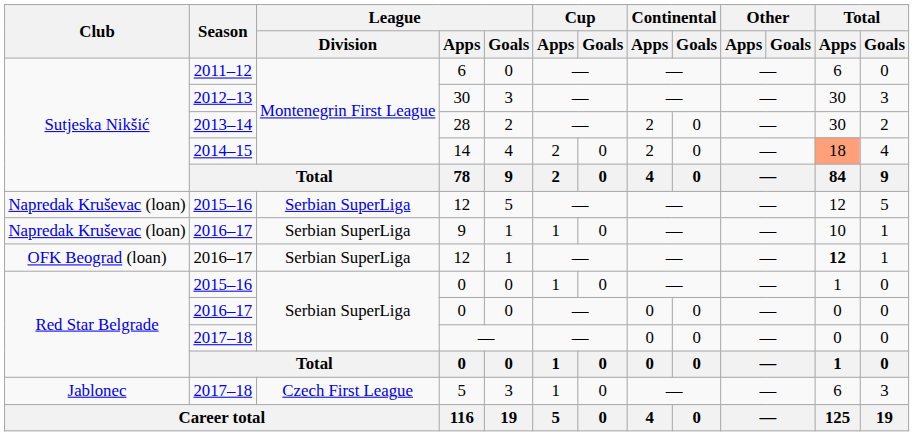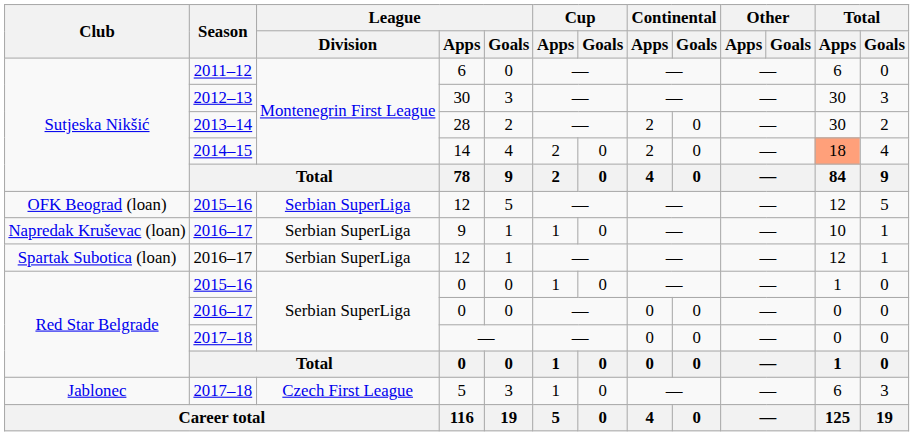(97, 204) Napredak Kruševac (loan) -> (97, 204) OFK Beograd (loan)
(97, 257) OFK Beograd (loan) -> (97, 257) Spartak Subotica (loan)
(837, 257) bold -> (837, 257) normal
